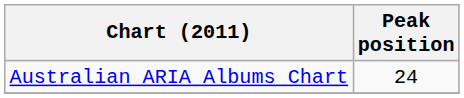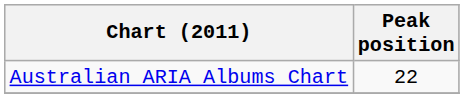(406, 77) 24 -> (406, 77) 22
